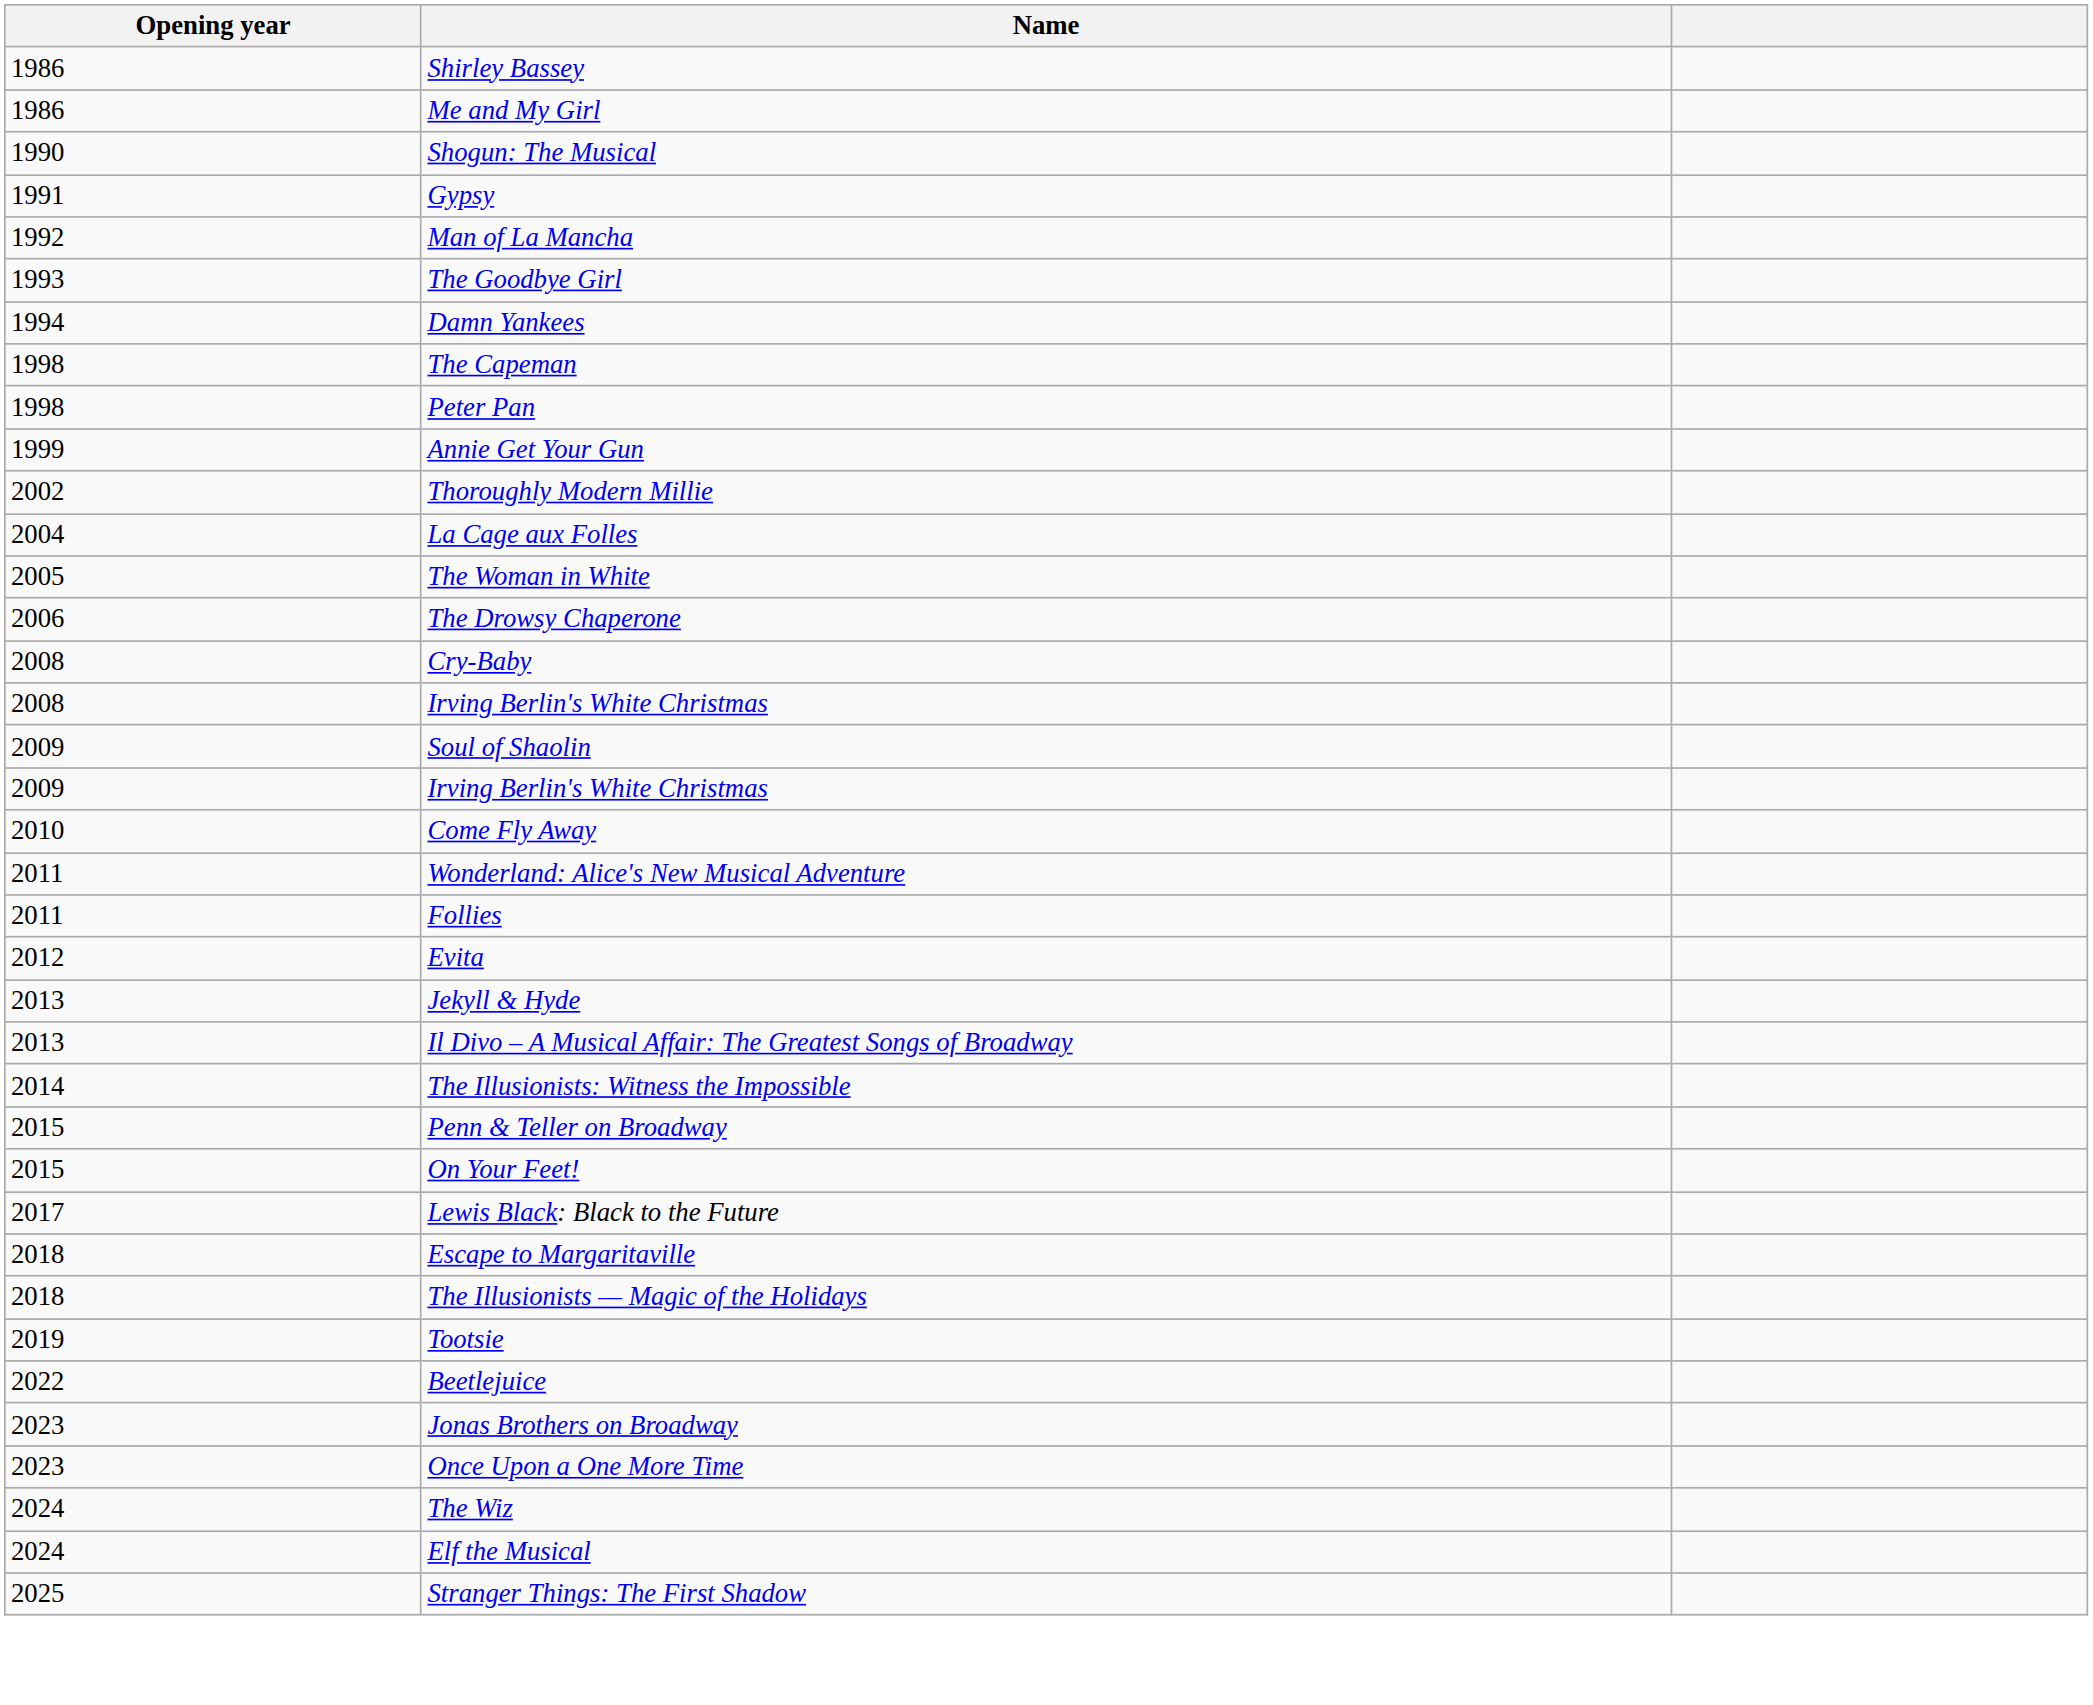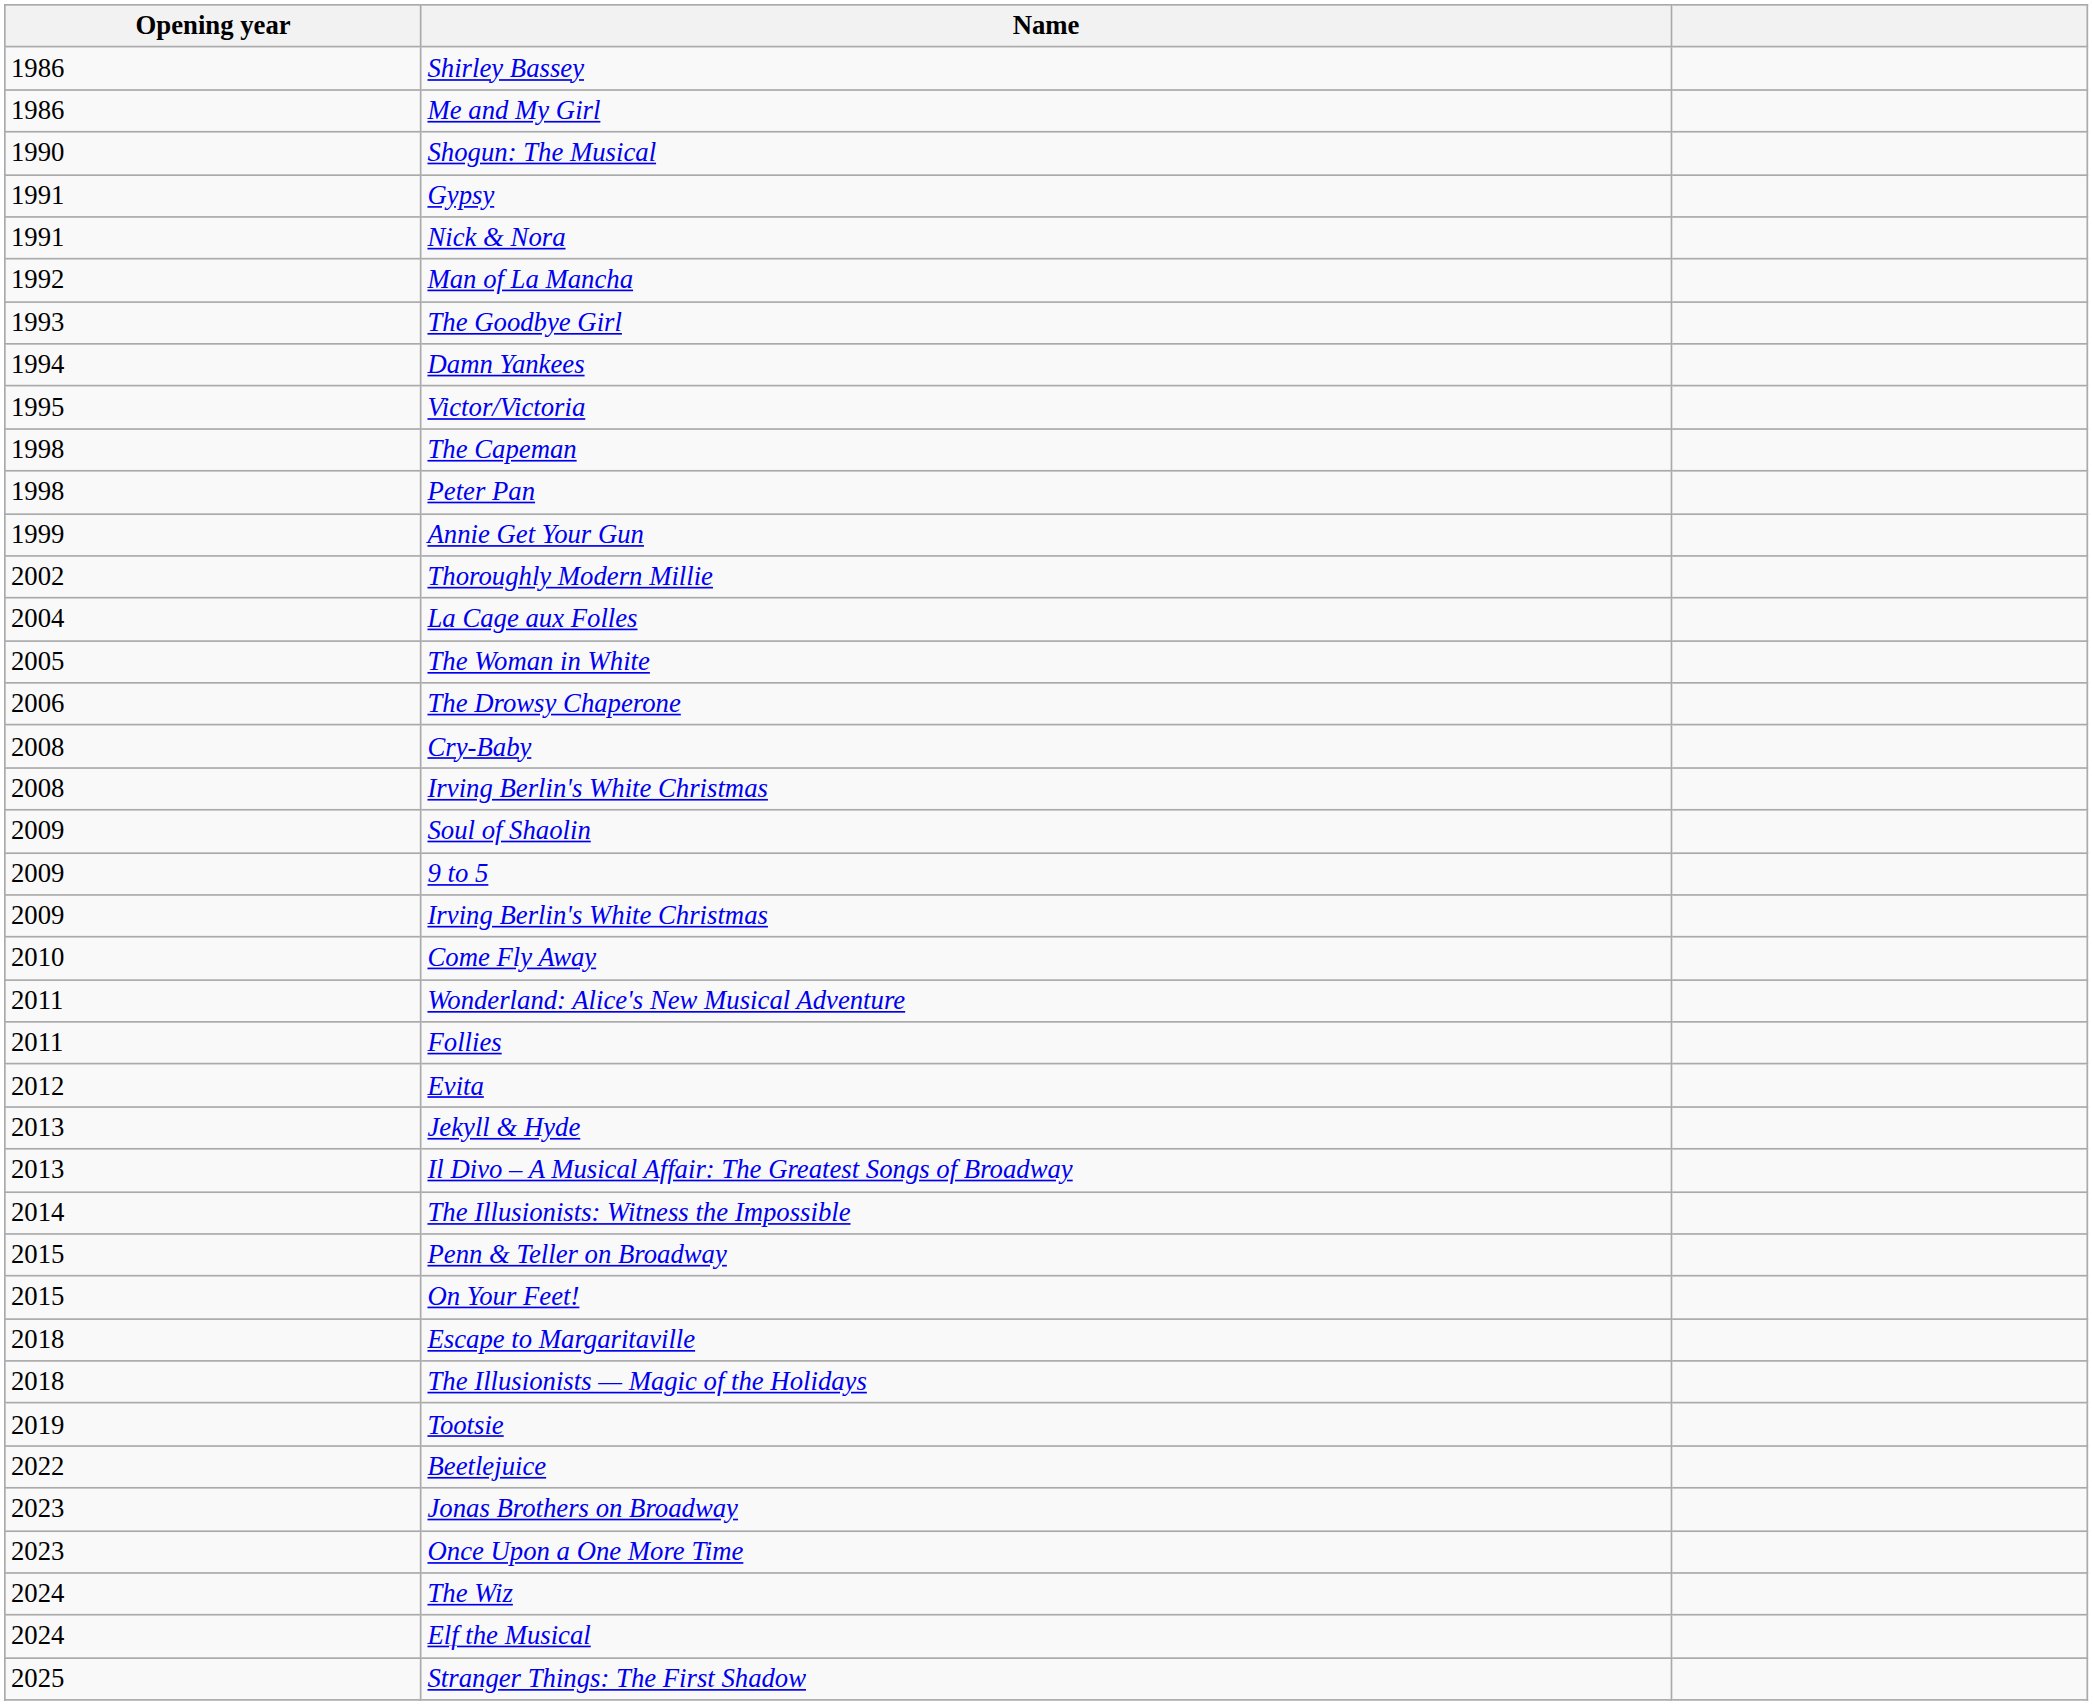+ row: (38, 237)
+ row: (38, 407)
+ row: (38, 873)
- row: (38, 1212)
